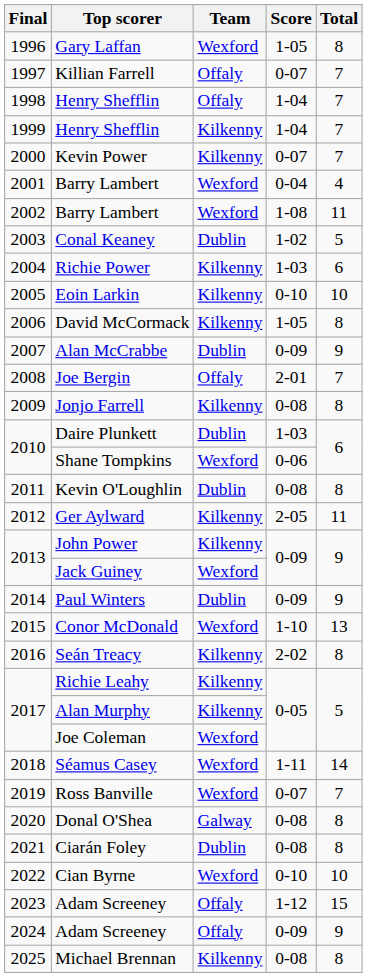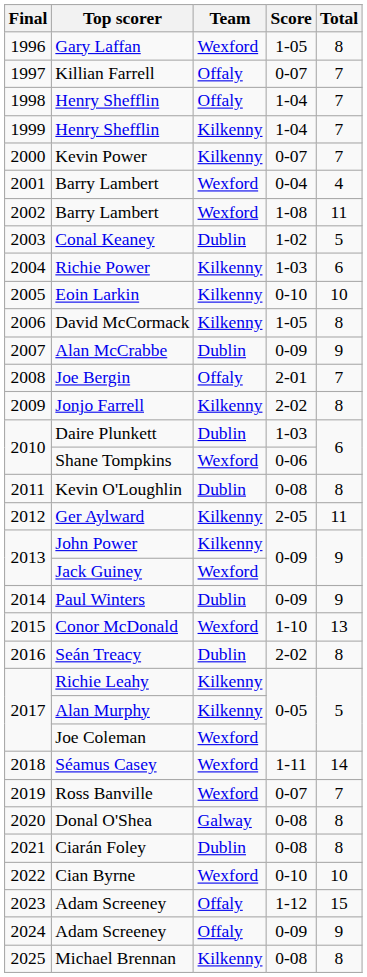(291, 405) 0-08 -> (291, 405) 2-02
(230, 654) Kilkenny -> (222, 654) Dublin
